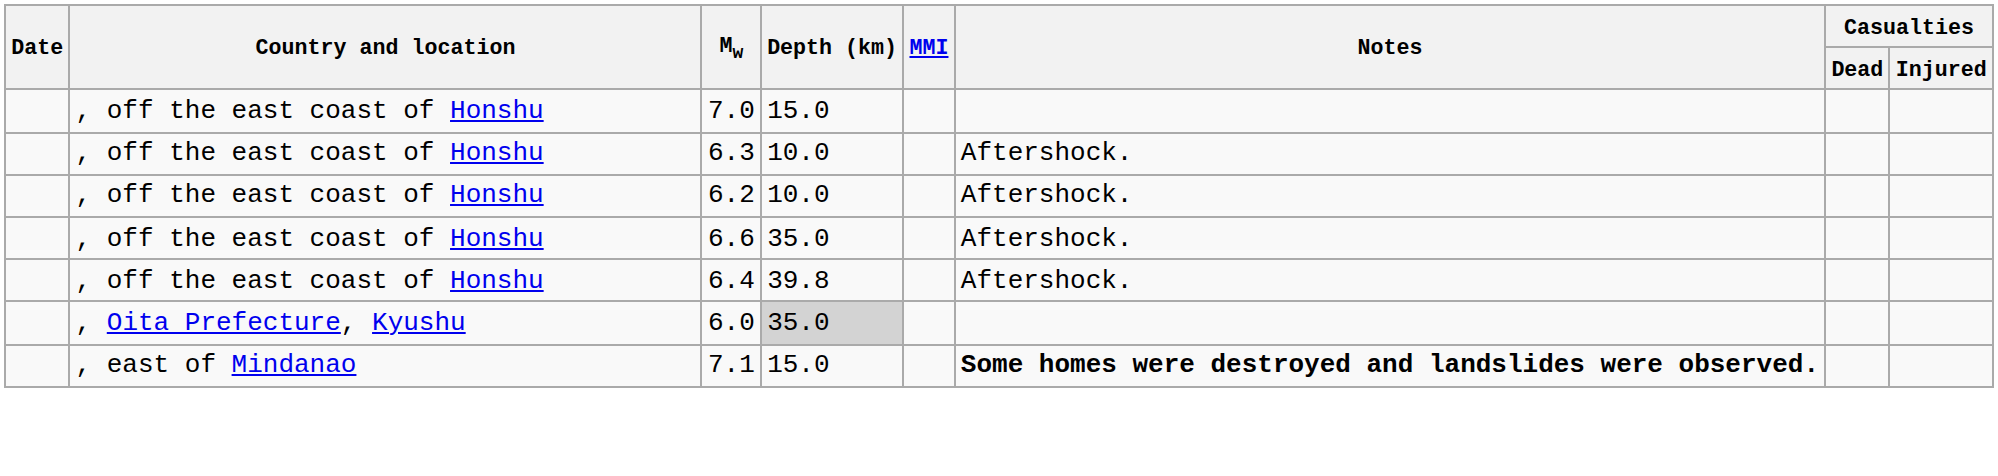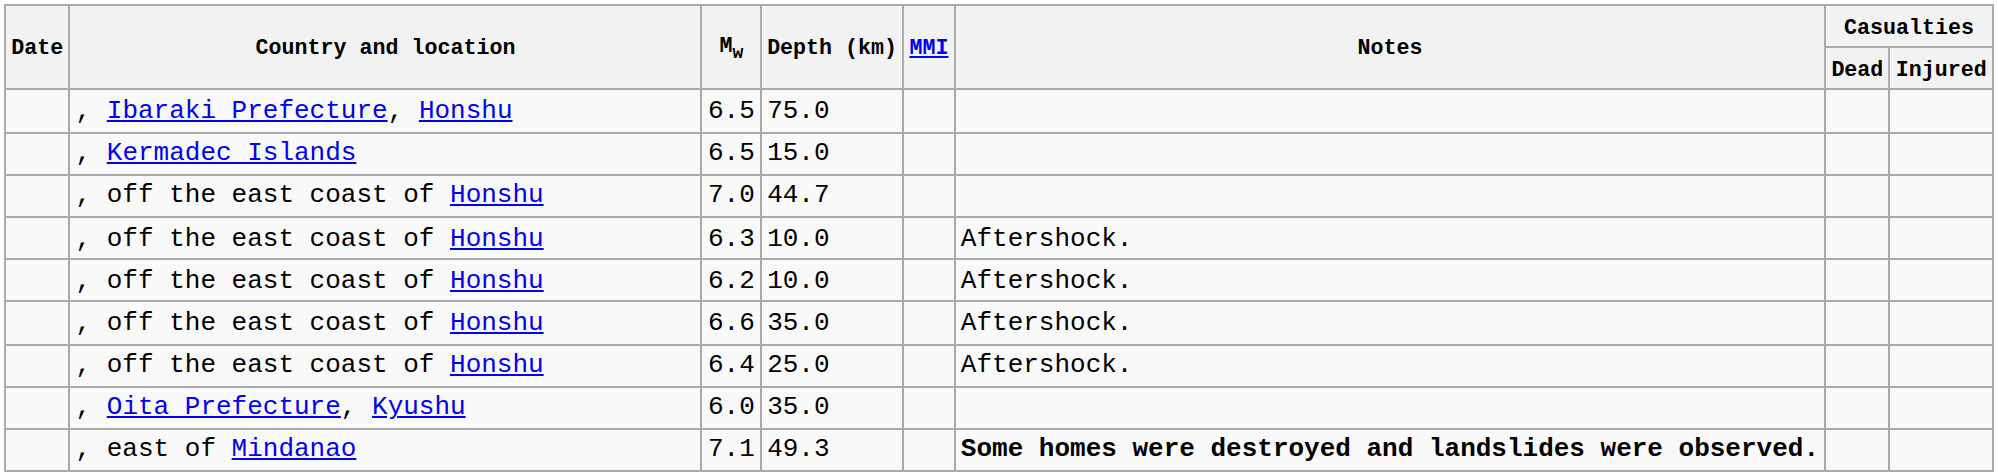+ row: (294, 111)
+ row: (216, 153)
(798, 111) 15.0 -> (798, 196) 44.7
(798, 280) 39.8 -> (798, 365) 25.0
(798, 323) lightgrey background -> (798, 408) no background
(798, 365) 15.0 -> (798, 450) 49.3
